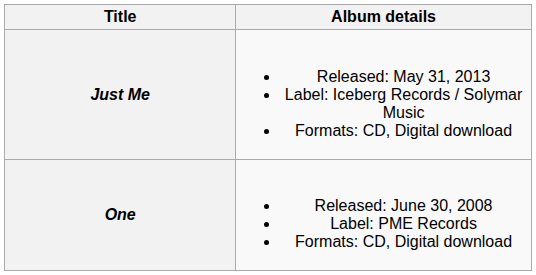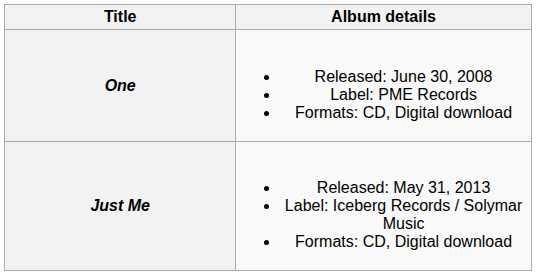rows swapped: (120, 214) <-> (120, 94)
